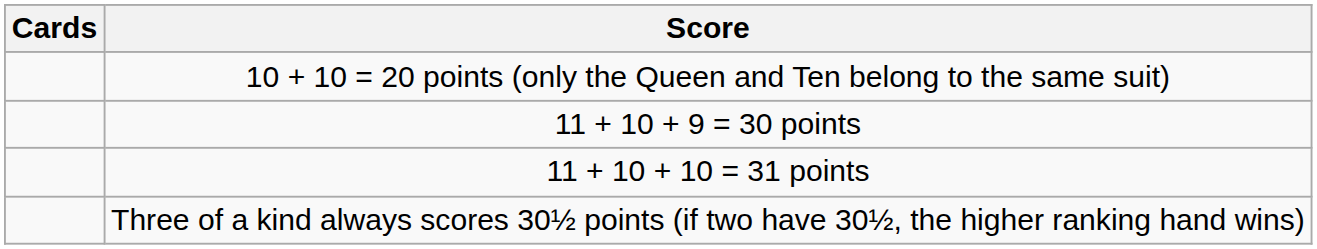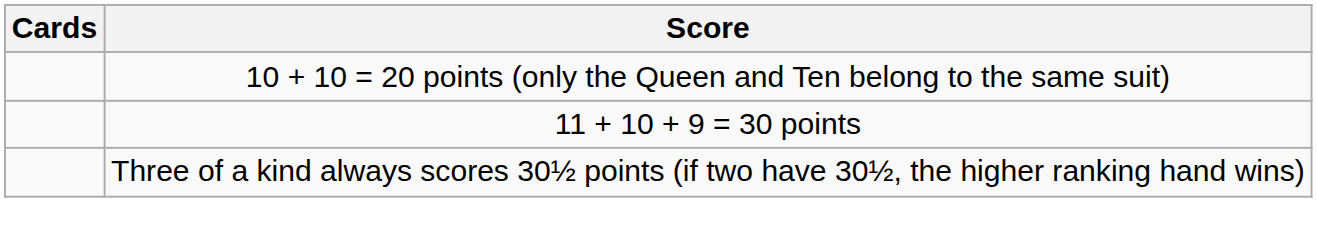- row: (708, 171)
